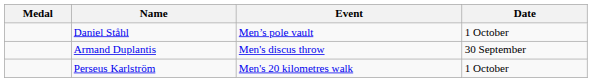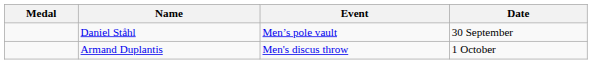(487, 32) 1 October -> (482, 32) 30 September
(495, 50) 30 September -> (474, 50) 1 October
- row: (115, 68)
